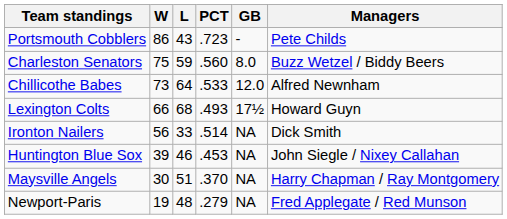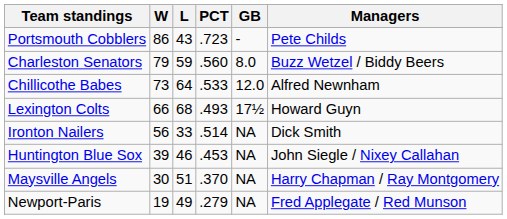(161, 62) 75 -> (161, 62) 79
(184, 202) 48 -> (184, 202) 49
